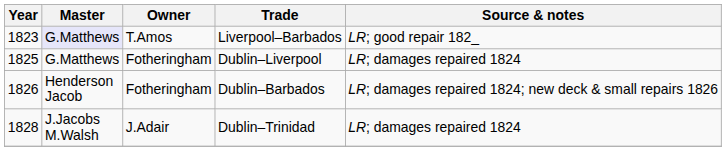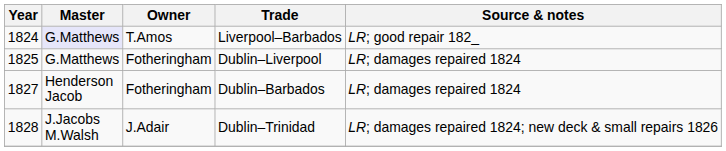(23, 37) 1823 -> (23, 37) 1824
(23, 89) 1826 -> (23, 89) 1827
(533, 89) LR; damages repaired 1824; new deck & small repairs 1826 -> (435, 89) LR; damages repaired 1824
(435, 127) LR; damages repaired 1824 -> (533, 127) LR; damages repaired 1824; new deck & small repairs 1826
